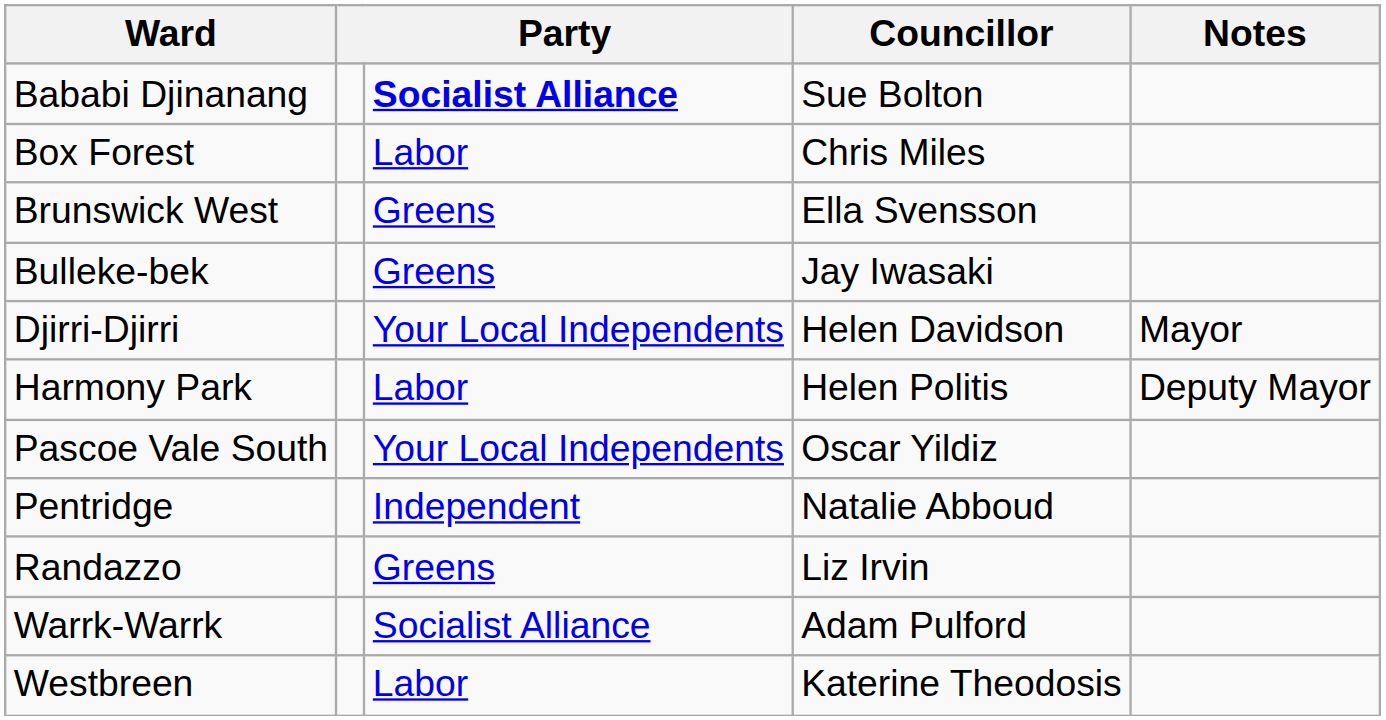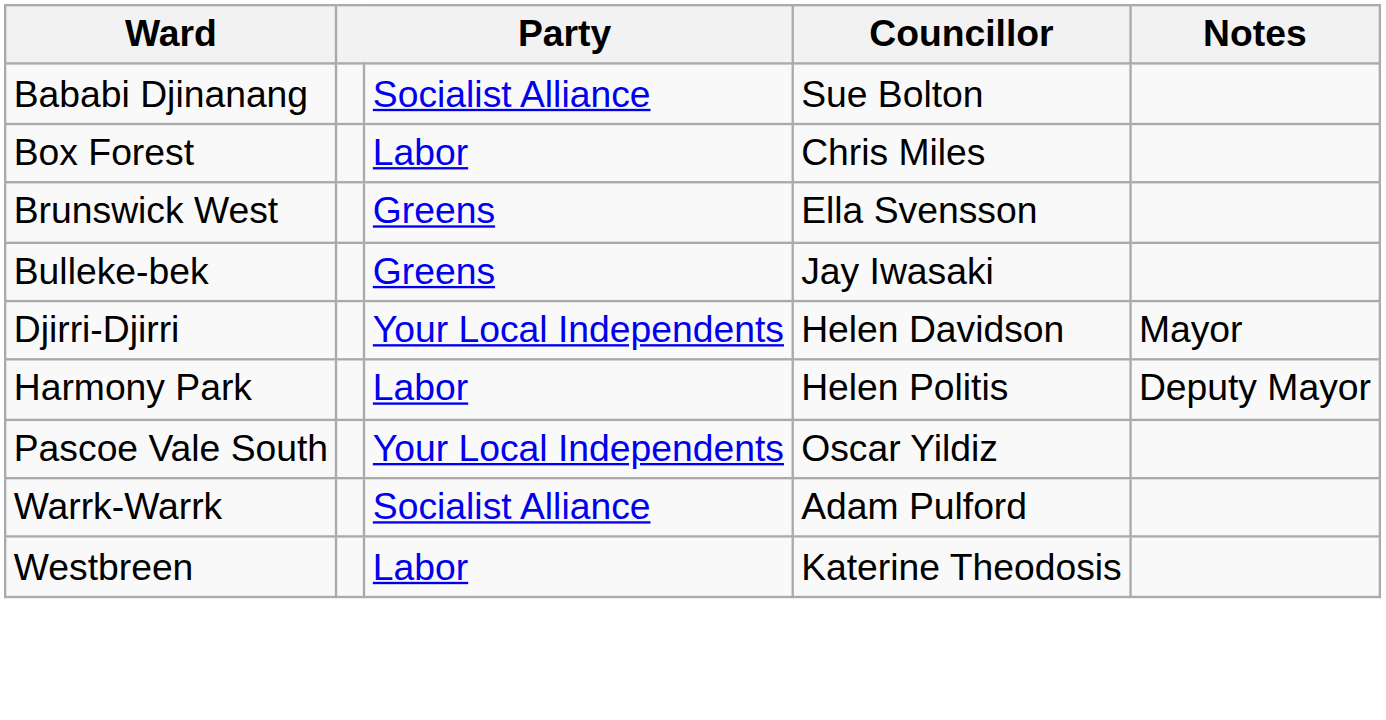(525, 93) bold -> (512, 93) normal
- row: (94, 507)
- row: (98, 566)
